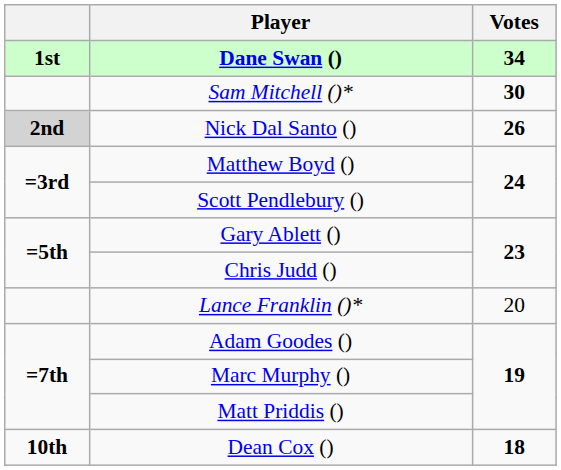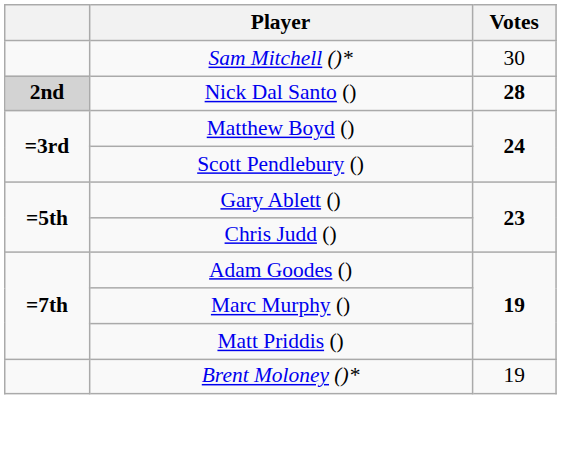- row: (281, 57)
(514, 93) bold -> (514, 57) normal
(514, 128) 26 -> (514, 93) 28
- row: (281, 305)
+ row: (281, 376)
- row: (281, 447)
